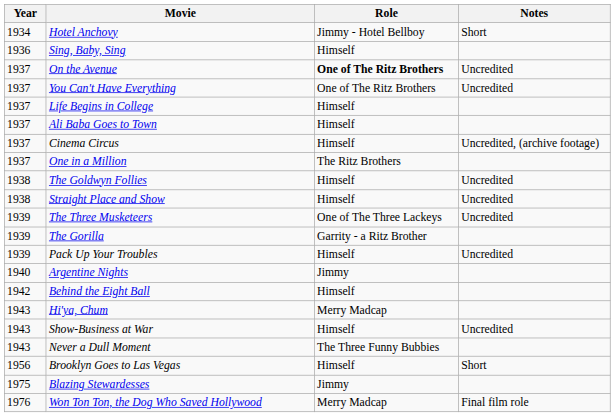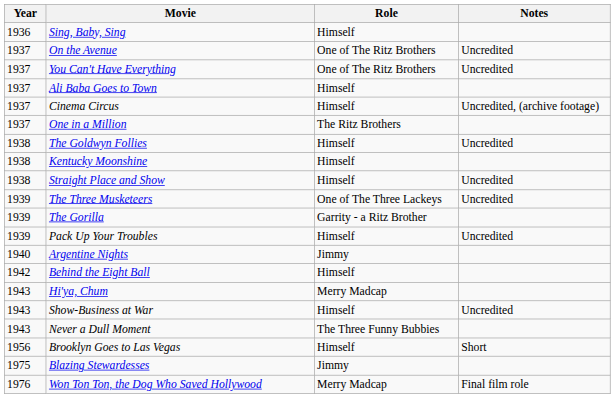- row: (83, 32)
(380, 69) bold -> (376, 50) normal
- row: (101, 106)
+ row: (98, 161)
